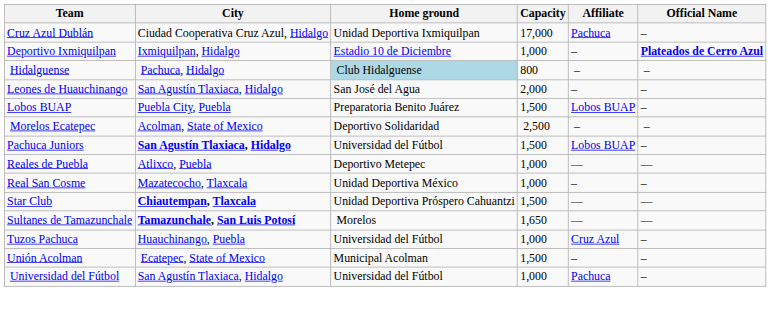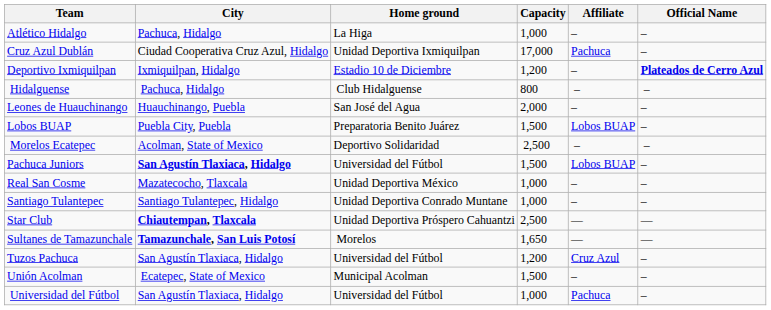+ row: (47, 32)
(534, 51) 1,000 -> (534, 70) 1,200
(378, 70) lightblue background -> (378, 88) no background
(210, 88) San Agustín Tlaxiaca, Hidalgo -> (191, 107) Huauchinango, Puebla
- row: (48, 164)
+ row: (55, 201)
(534, 201) 1,500 -> (534, 220) 2,500
(191, 239) Huauchinango, Puebla -> (210, 257) San Agustín Tlaxiaca, Hidalgo
(534, 239) 1,000 -> (534, 257) 1,200
